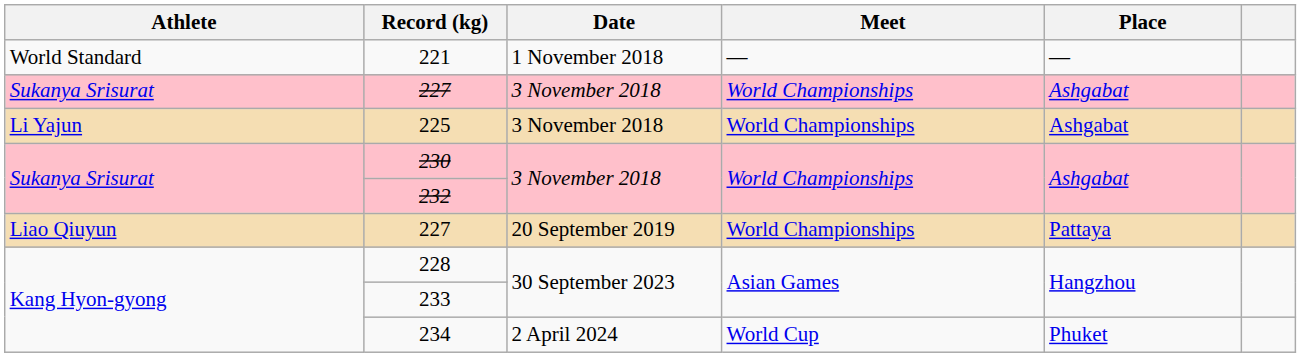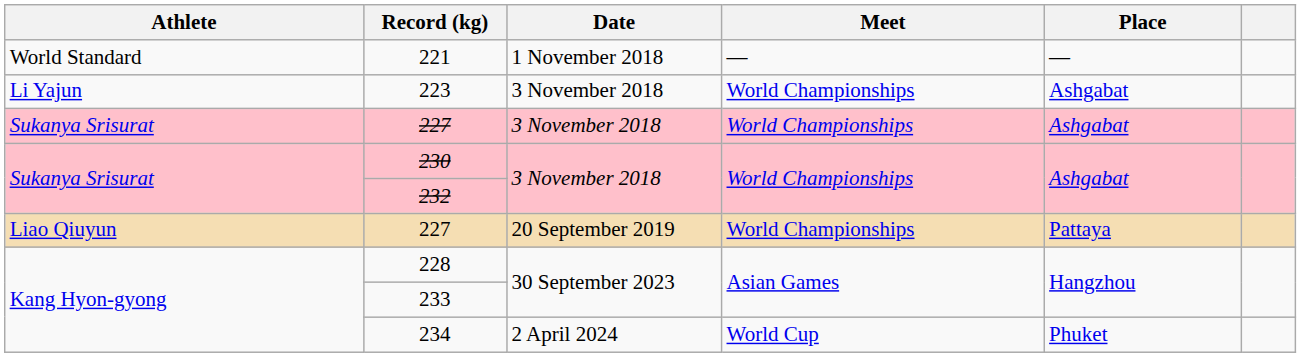+ row: (46, 91)
- row: (46, 126)
